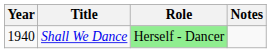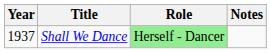(21, 36) 1940 -> (21, 36) 1937
